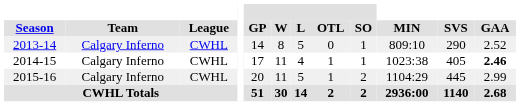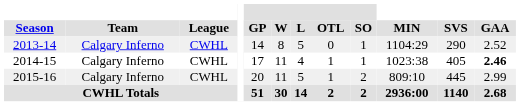(407, 44) 809:10 -> (407, 44) 1104:29
(407, 76) 1104:29 -> (407, 76) 809:10
